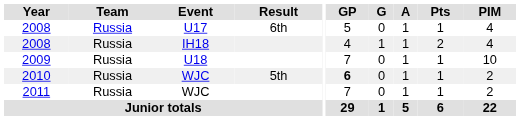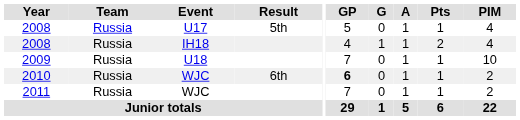(279, 28) 6th -> (279, 28) 5th
(279, 76) 5th -> (279, 76) 6th
